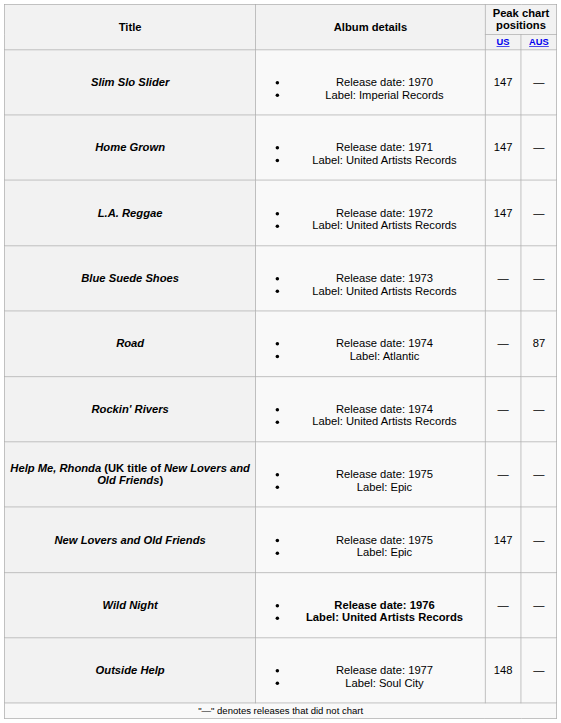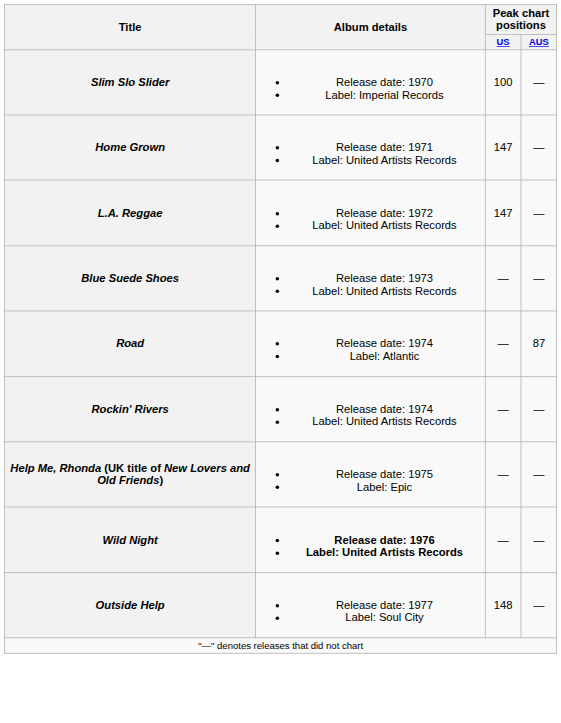(503, 82) 147 -> (503, 82) 100
- row: (130, 539)
